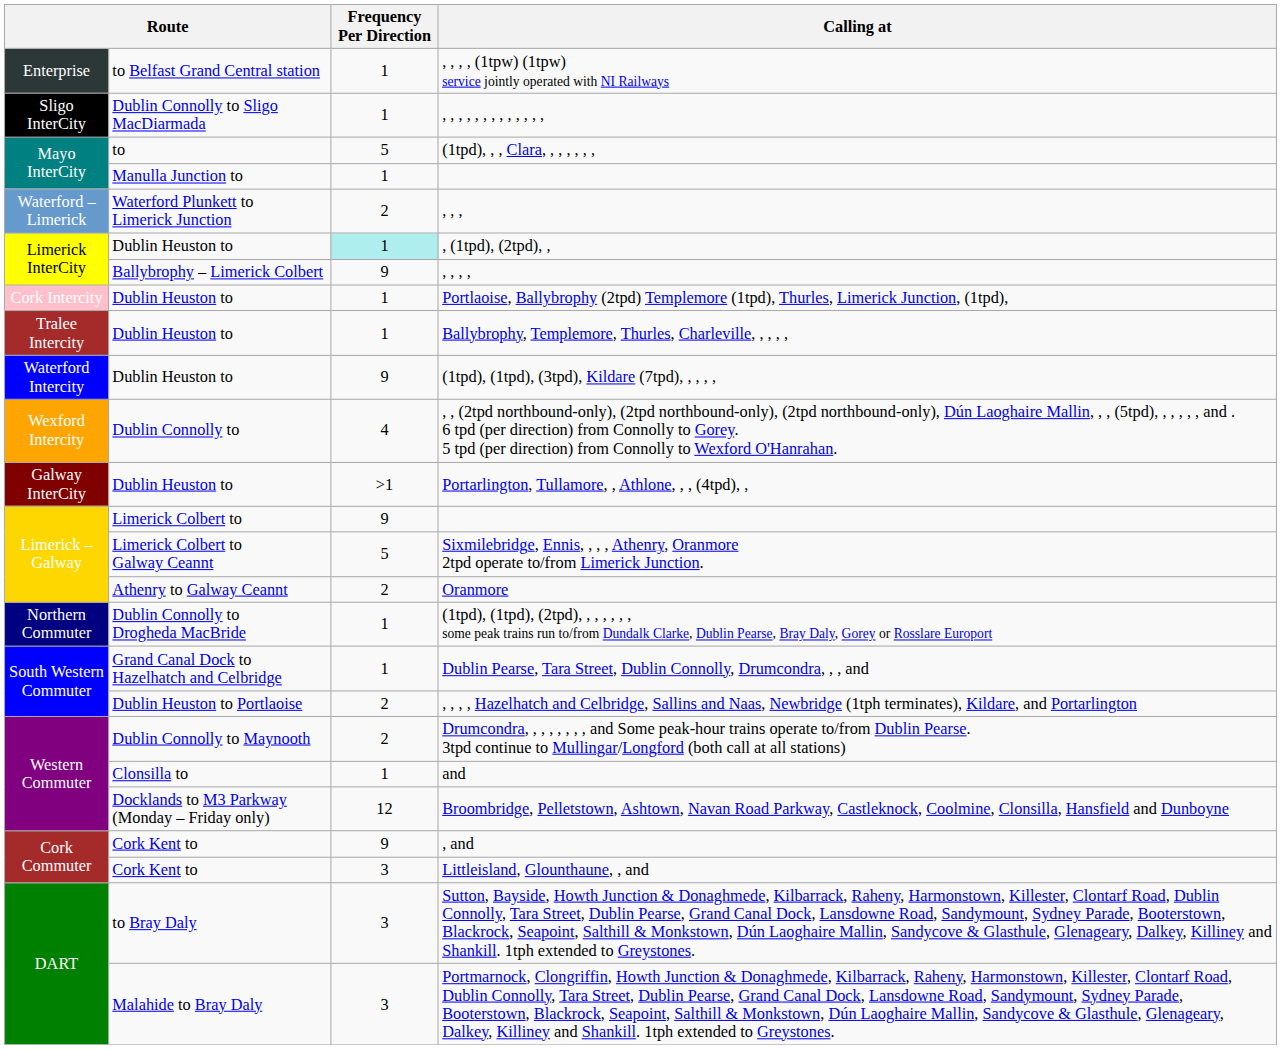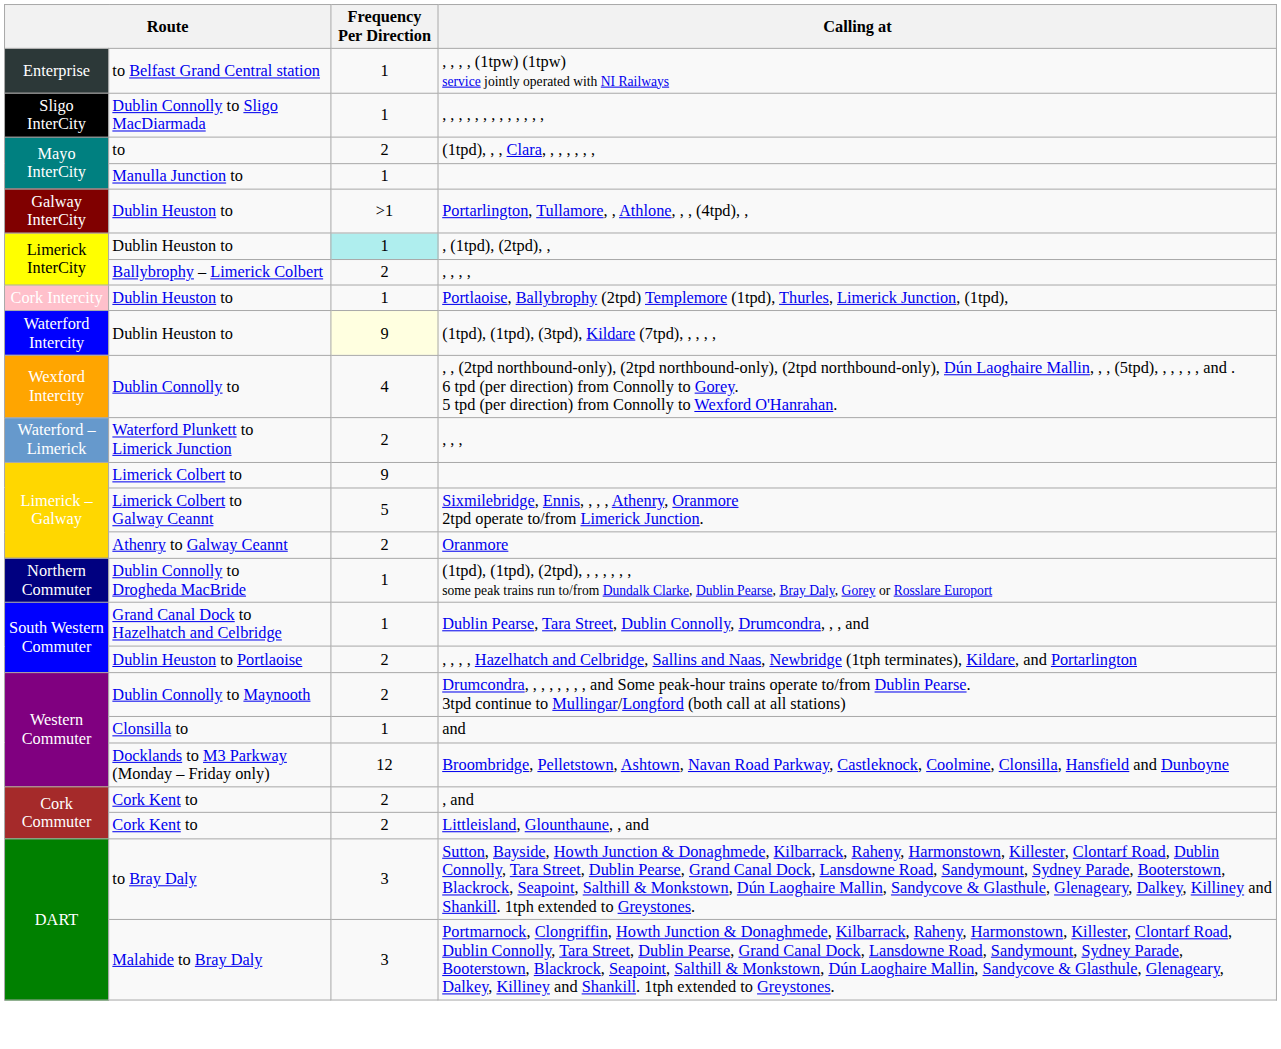(385, 150) 5 -> (385, 150) 2
rows swapped: (173, 484) <-> (183, 211)
(385, 272) 9 -> (385, 272) 2
- row: (173, 333)
(385, 377) no background -> (385, 333) lightyellow background
(385, 843) 9 -> (385, 799) 2
(385, 869) 3 -> (385, 825) 2
